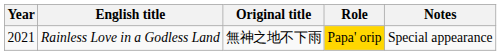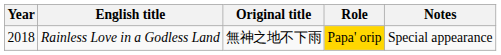(21, 38) 2021 -> (21, 38) 2018
